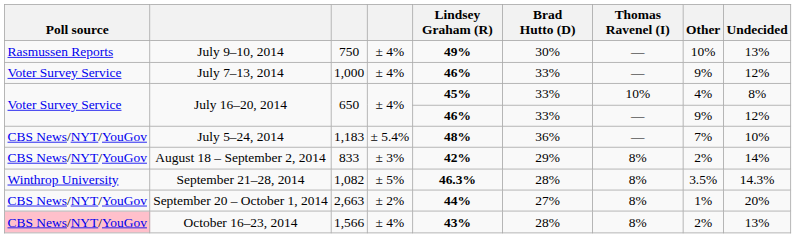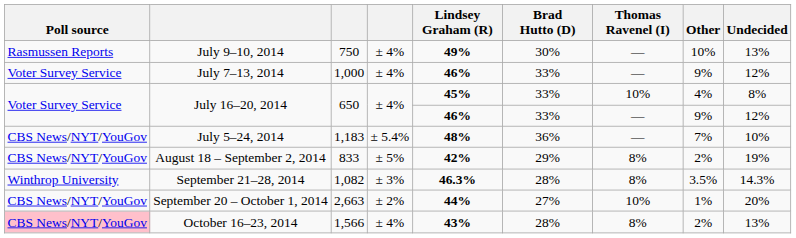(390, 158) ± 3% -> (390, 158) ± 5%
(757, 158) 14% -> (757, 158) 19%
(390, 179) ± 5% -> (390, 179) ± 3%
(638, 200) 8% -> (638, 200) 10%
